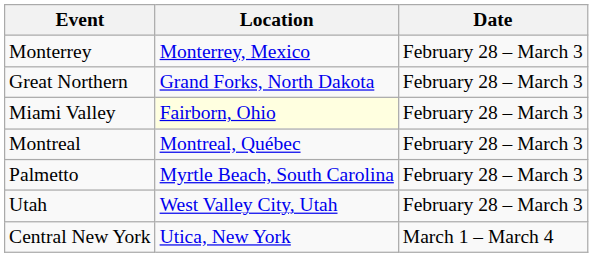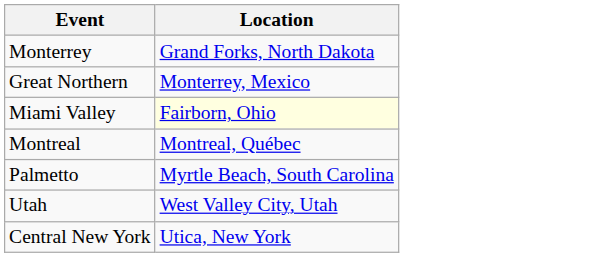- column: (493, 19)
(235, 50) Monterrey, Mexico -> (267, 50) Grand Forks, North Dakota
(267, 81) Grand Forks, North Dakota -> (235, 81) Monterrey, Mexico
